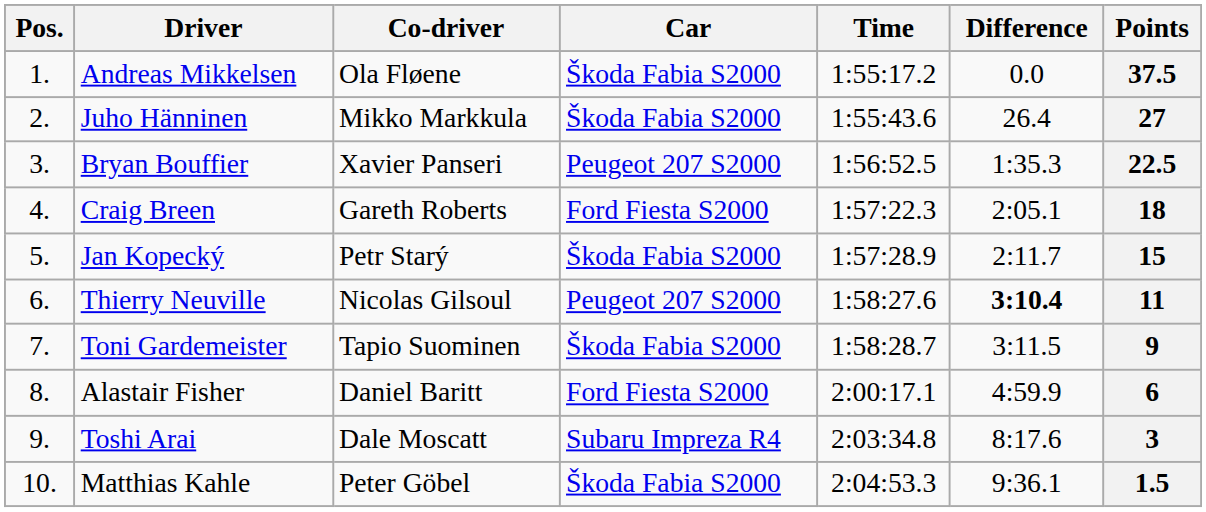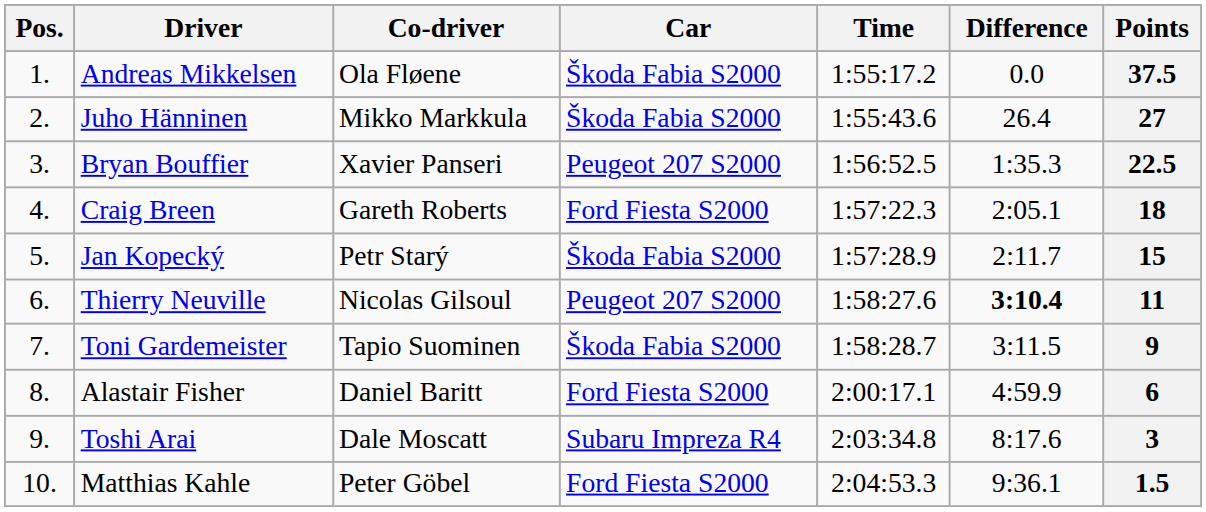(673, 483) Škoda Fabia S2000 -> (667, 483) Ford Fiesta S2000
